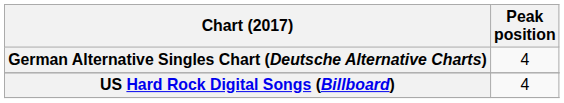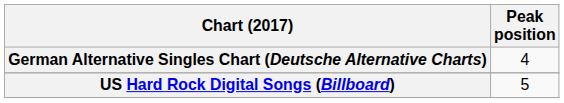(525, 85) 4 -> (525, 85) 5
